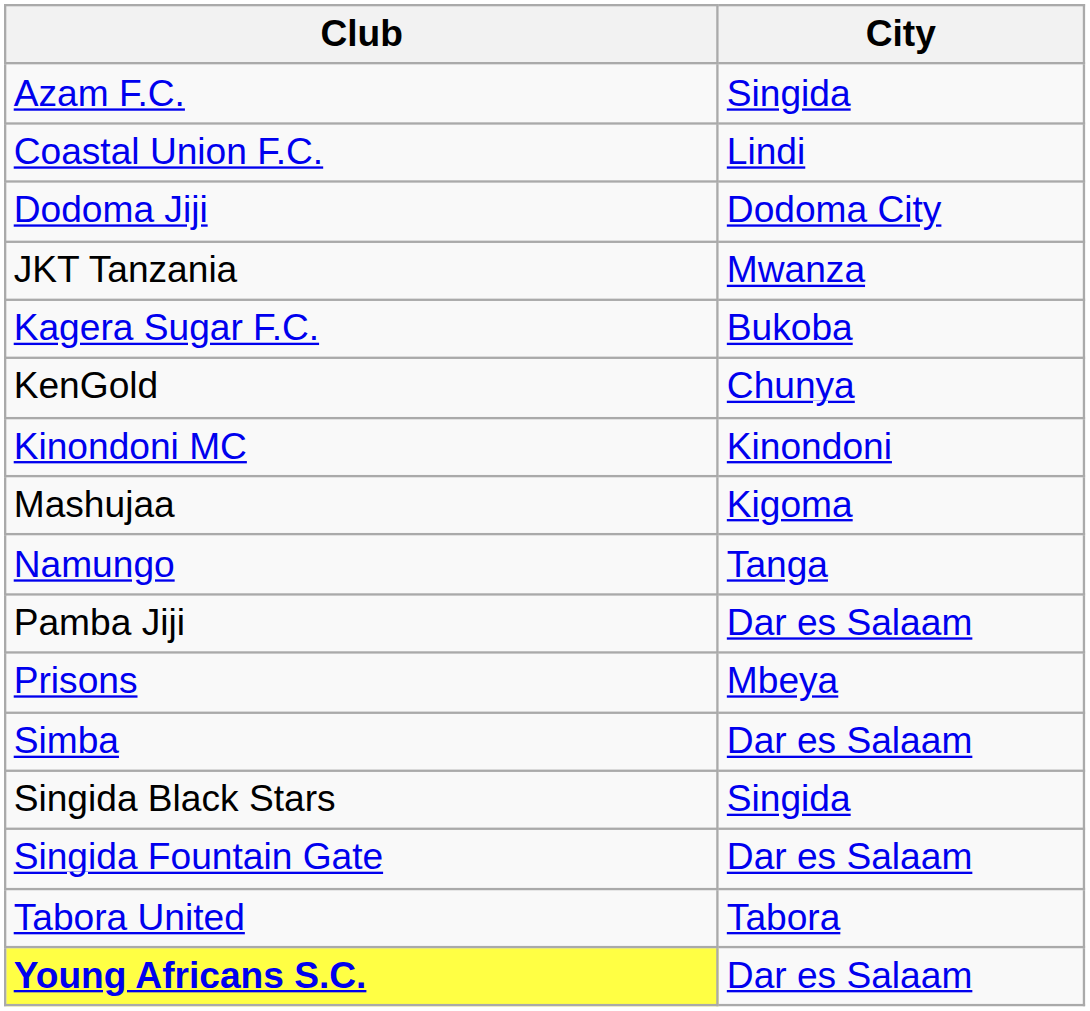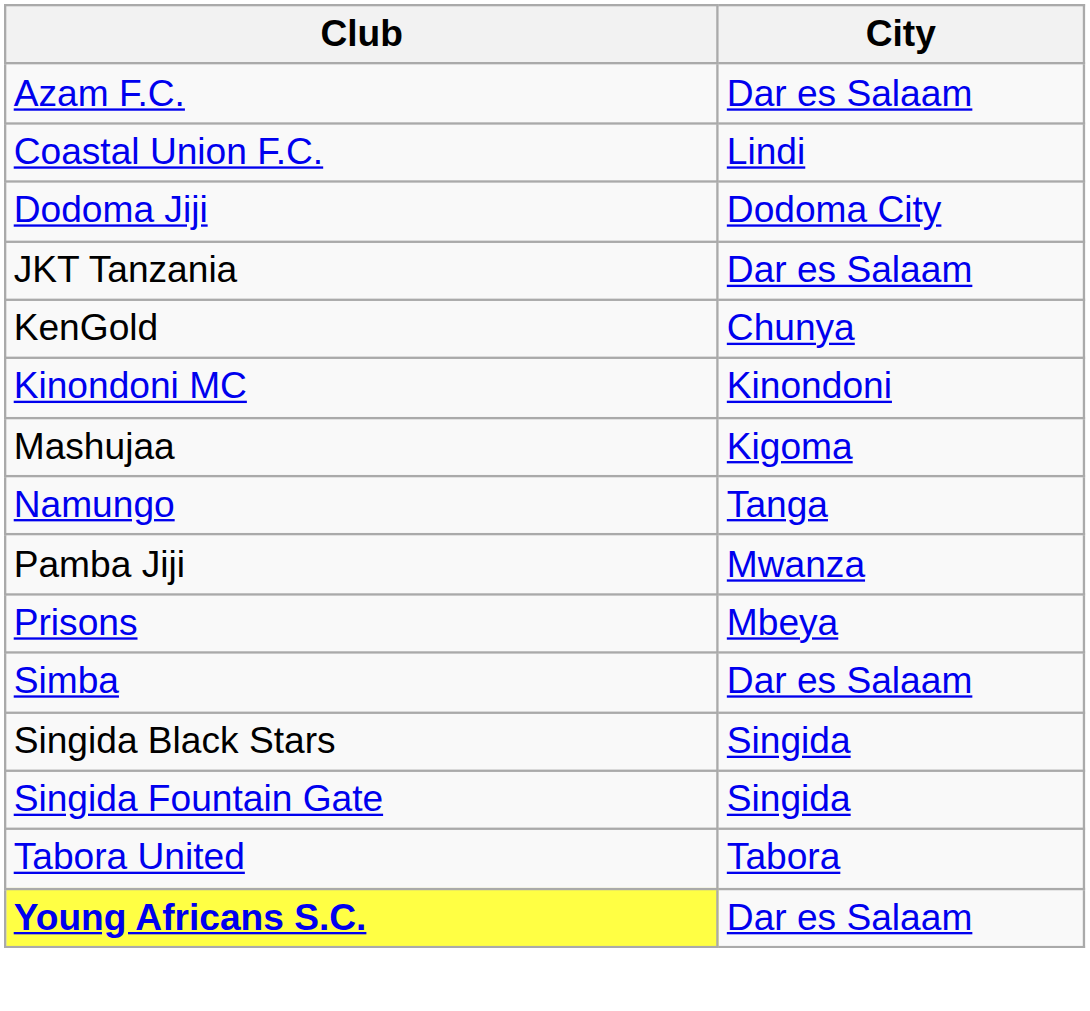(789, 92) Singida -> (850, 92) Dar es Salaam
(796, 269) Mwanza -> (850, 269) Dar es Salaam
- row: (166, 328)
(850, 622) Dar es Salaam -> (796, 563) Mwanza
(850, 858) Dar es Salaam -> (789, 799) Singida
